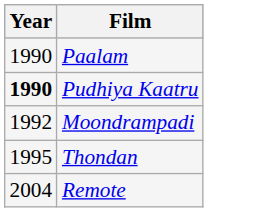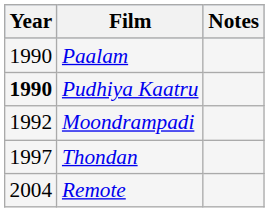+ column: (234, 21)
(31, 156) 1995 -> (31, 156) 1997
